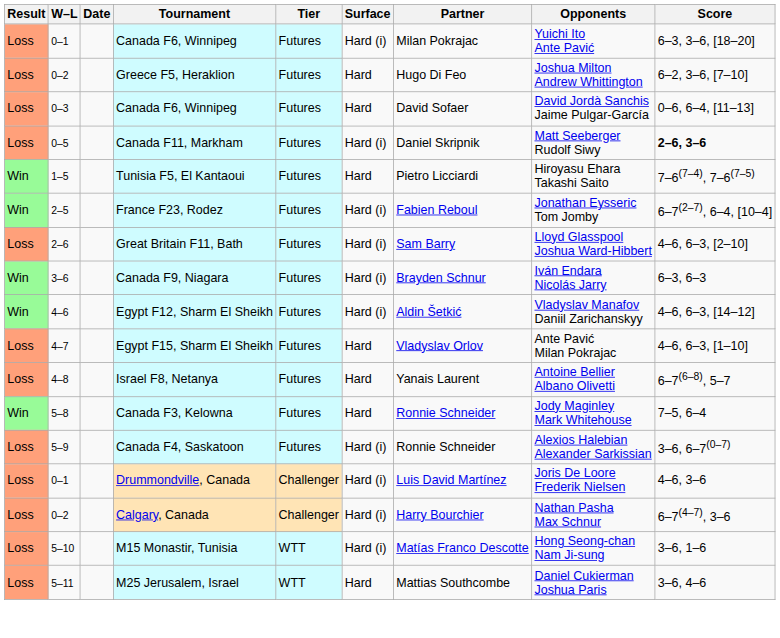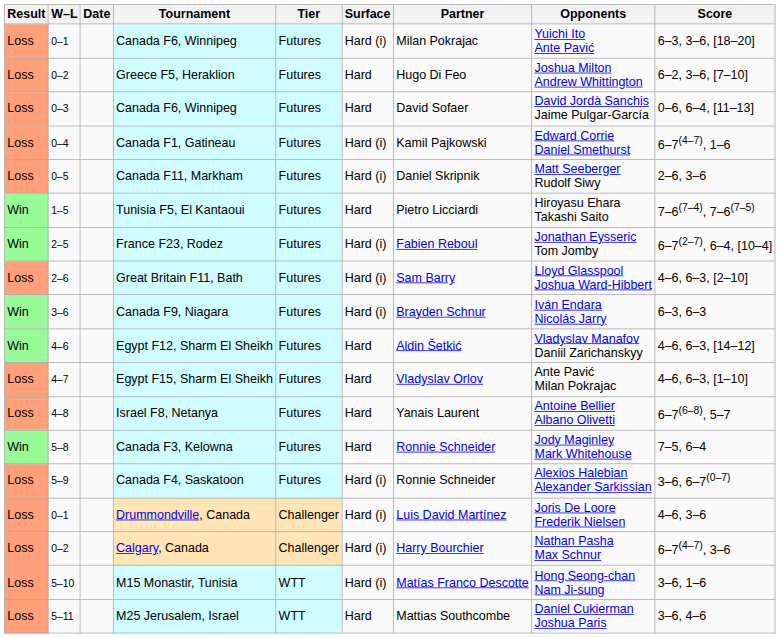+ row: (60, 143)
(682, 142) bold -> (682, 176) normal
(366, 311) Hard (i) -> (358, 345) Hard
